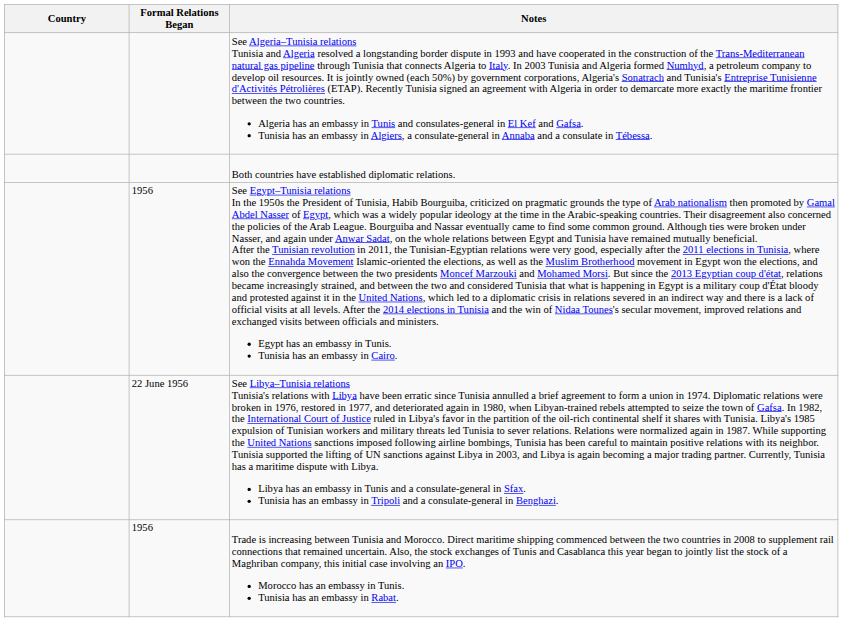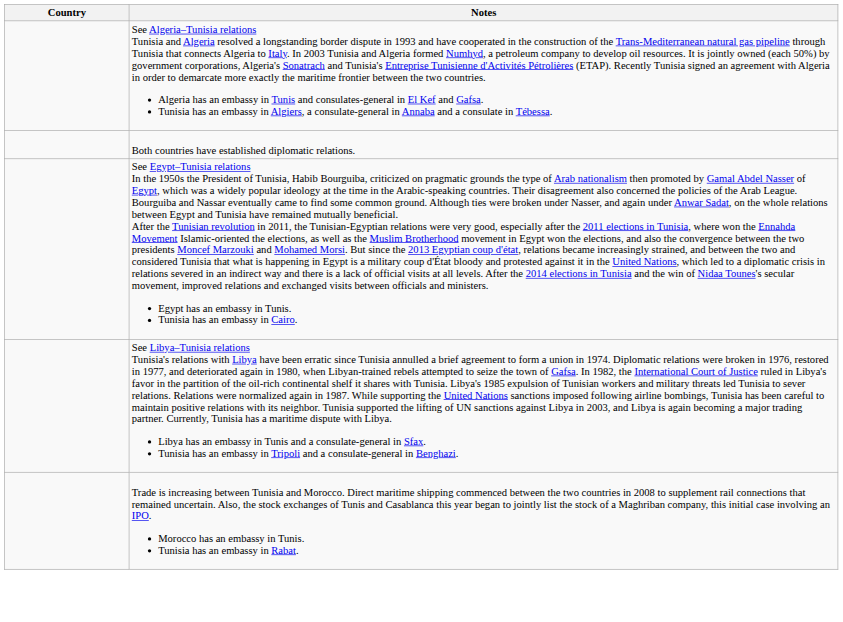- column: (179, 18)
